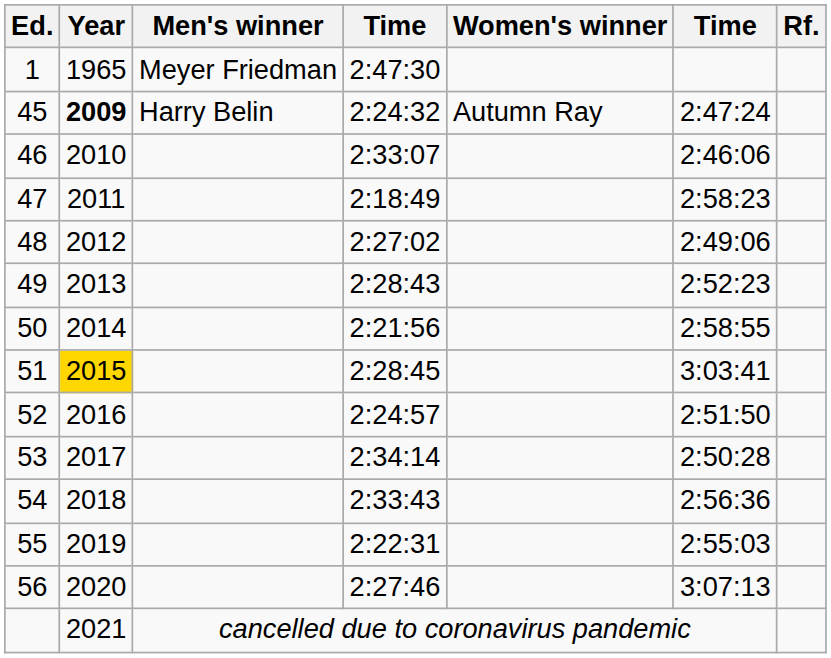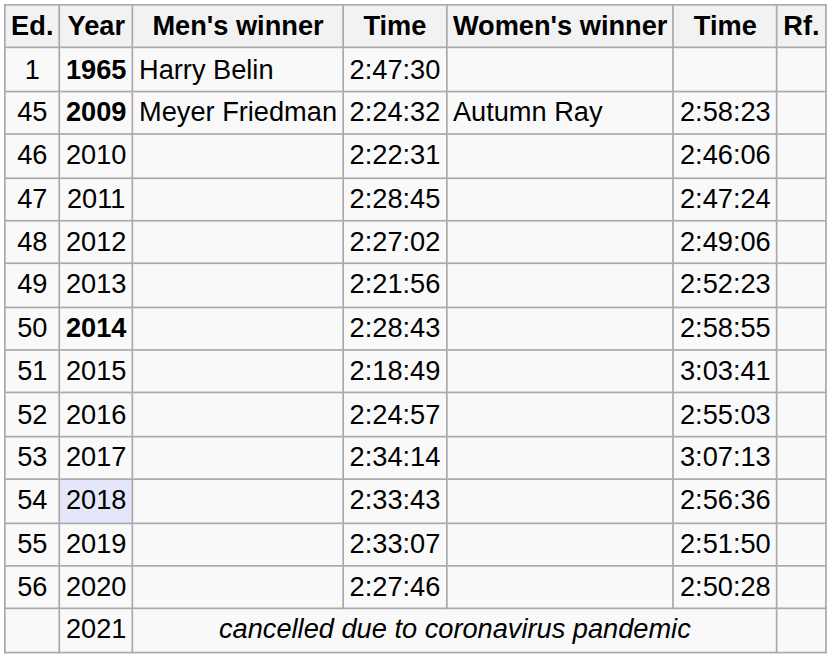(96, 69) normal -> (96, 69) bold
(238, 69) Meyer Friedman -> (206, 69) Harry Belin
(206, 112) Harry Belin -> (238, 112) Meyer Friedman
(725, 112) 2:47:24 -> (725, 112) 2:58:23
(395, 155) 2:33:07 -> (395, 155) 2:22:31
(395, 198) 2:18:49 -> (395, 198) 2:28:45
(725, 198) 2:58:23 -> (725, 198) 2:47:24
(395, 284) 2:28:43 -> (395, 284) 2:21:56
(96, 328) normal -> (96, 328) bold
(395, 328) 2:21:56 -> (395, 328) 2:28:43
(96, 371) gold background -> (96, 371) no background
(395, 371) 2:28:45 -> (395, 371) 2:18:49
(725, 414) 2:51:50 -> (725, 414) 2:55:03
(725, 457) 2:50:28 -> (725, 457) 3:07:13
(96, 500) no background -> (96, 500) lavender background
(395, 543) 2:22:31 -> (395, 543) 2:33:07
(725, 543) 2:55:03 -> (725, 543) 2:51:50
(725, 586) 3:07:13 -> (725, 586) 2:50:28
